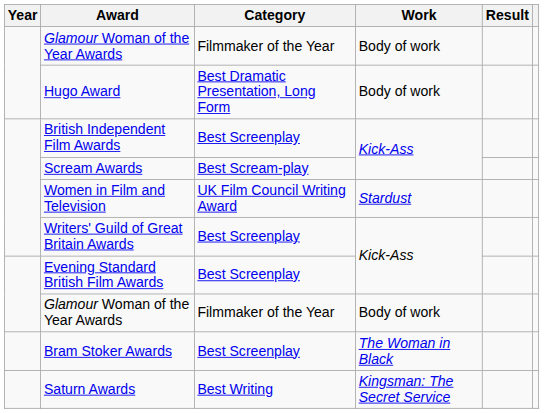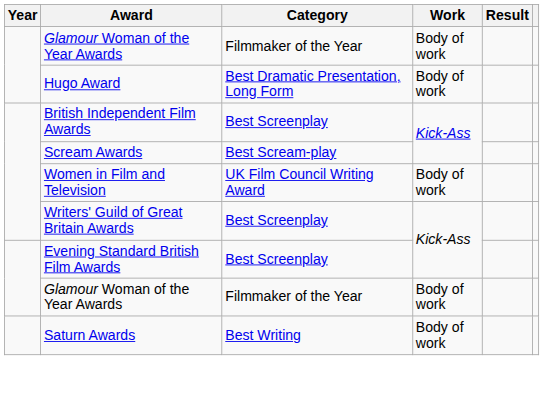(385, 198) Stardust -> (440, 182) Body of work
- row: (108, 351)
(406, 389) Kingsman: The Secret Service -> (440, 335) Body of work
